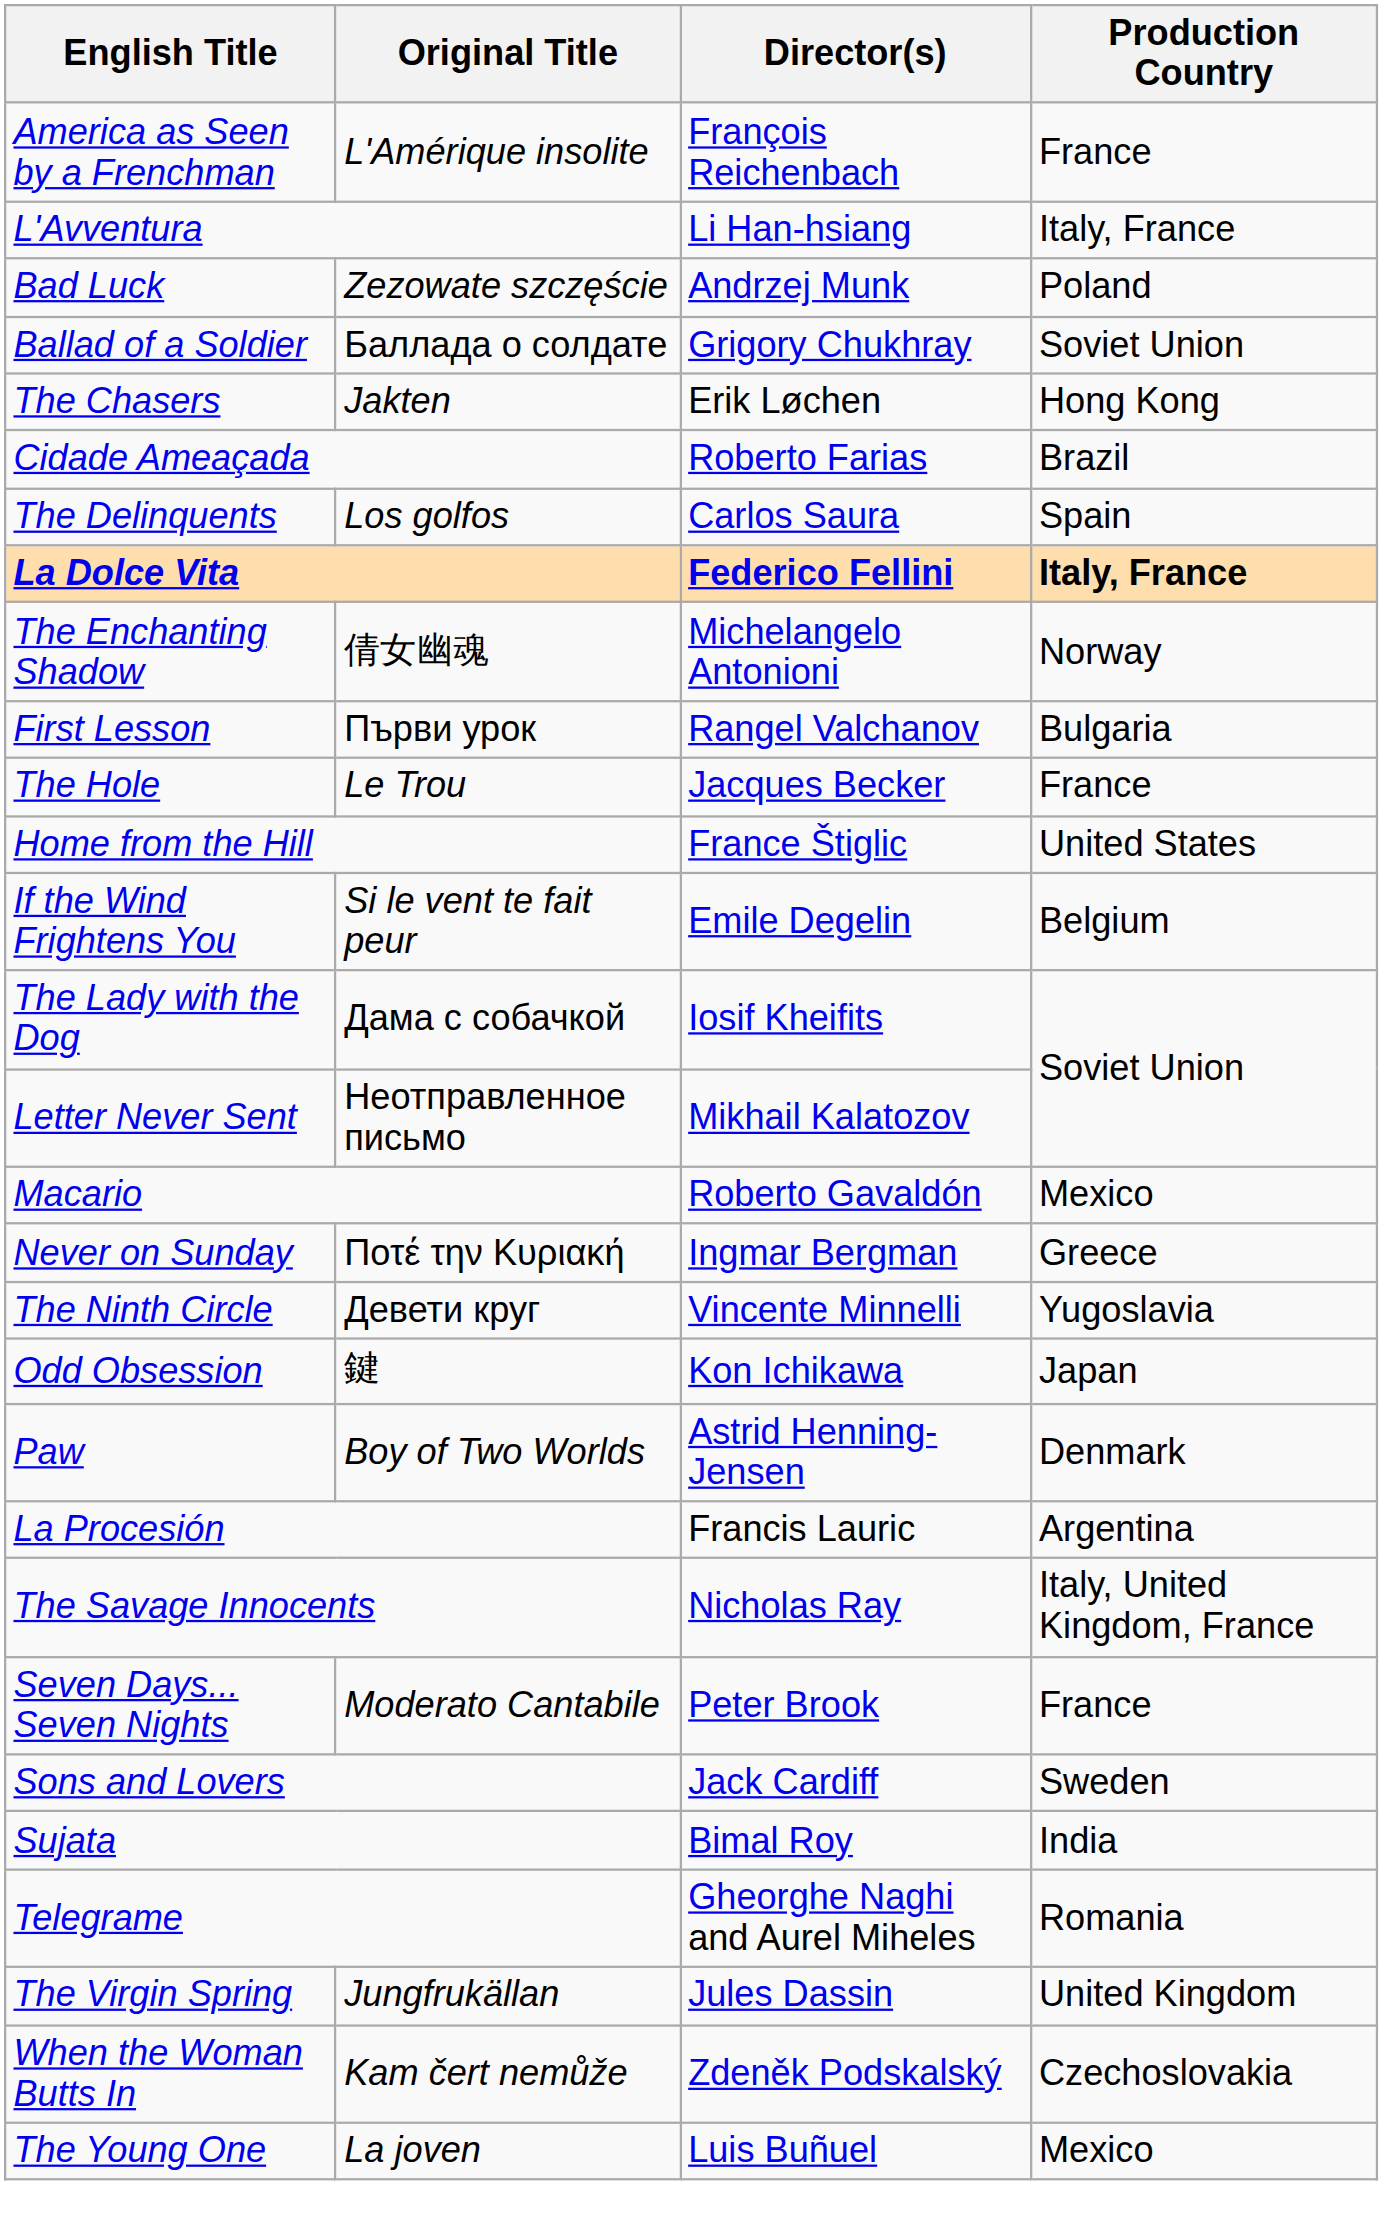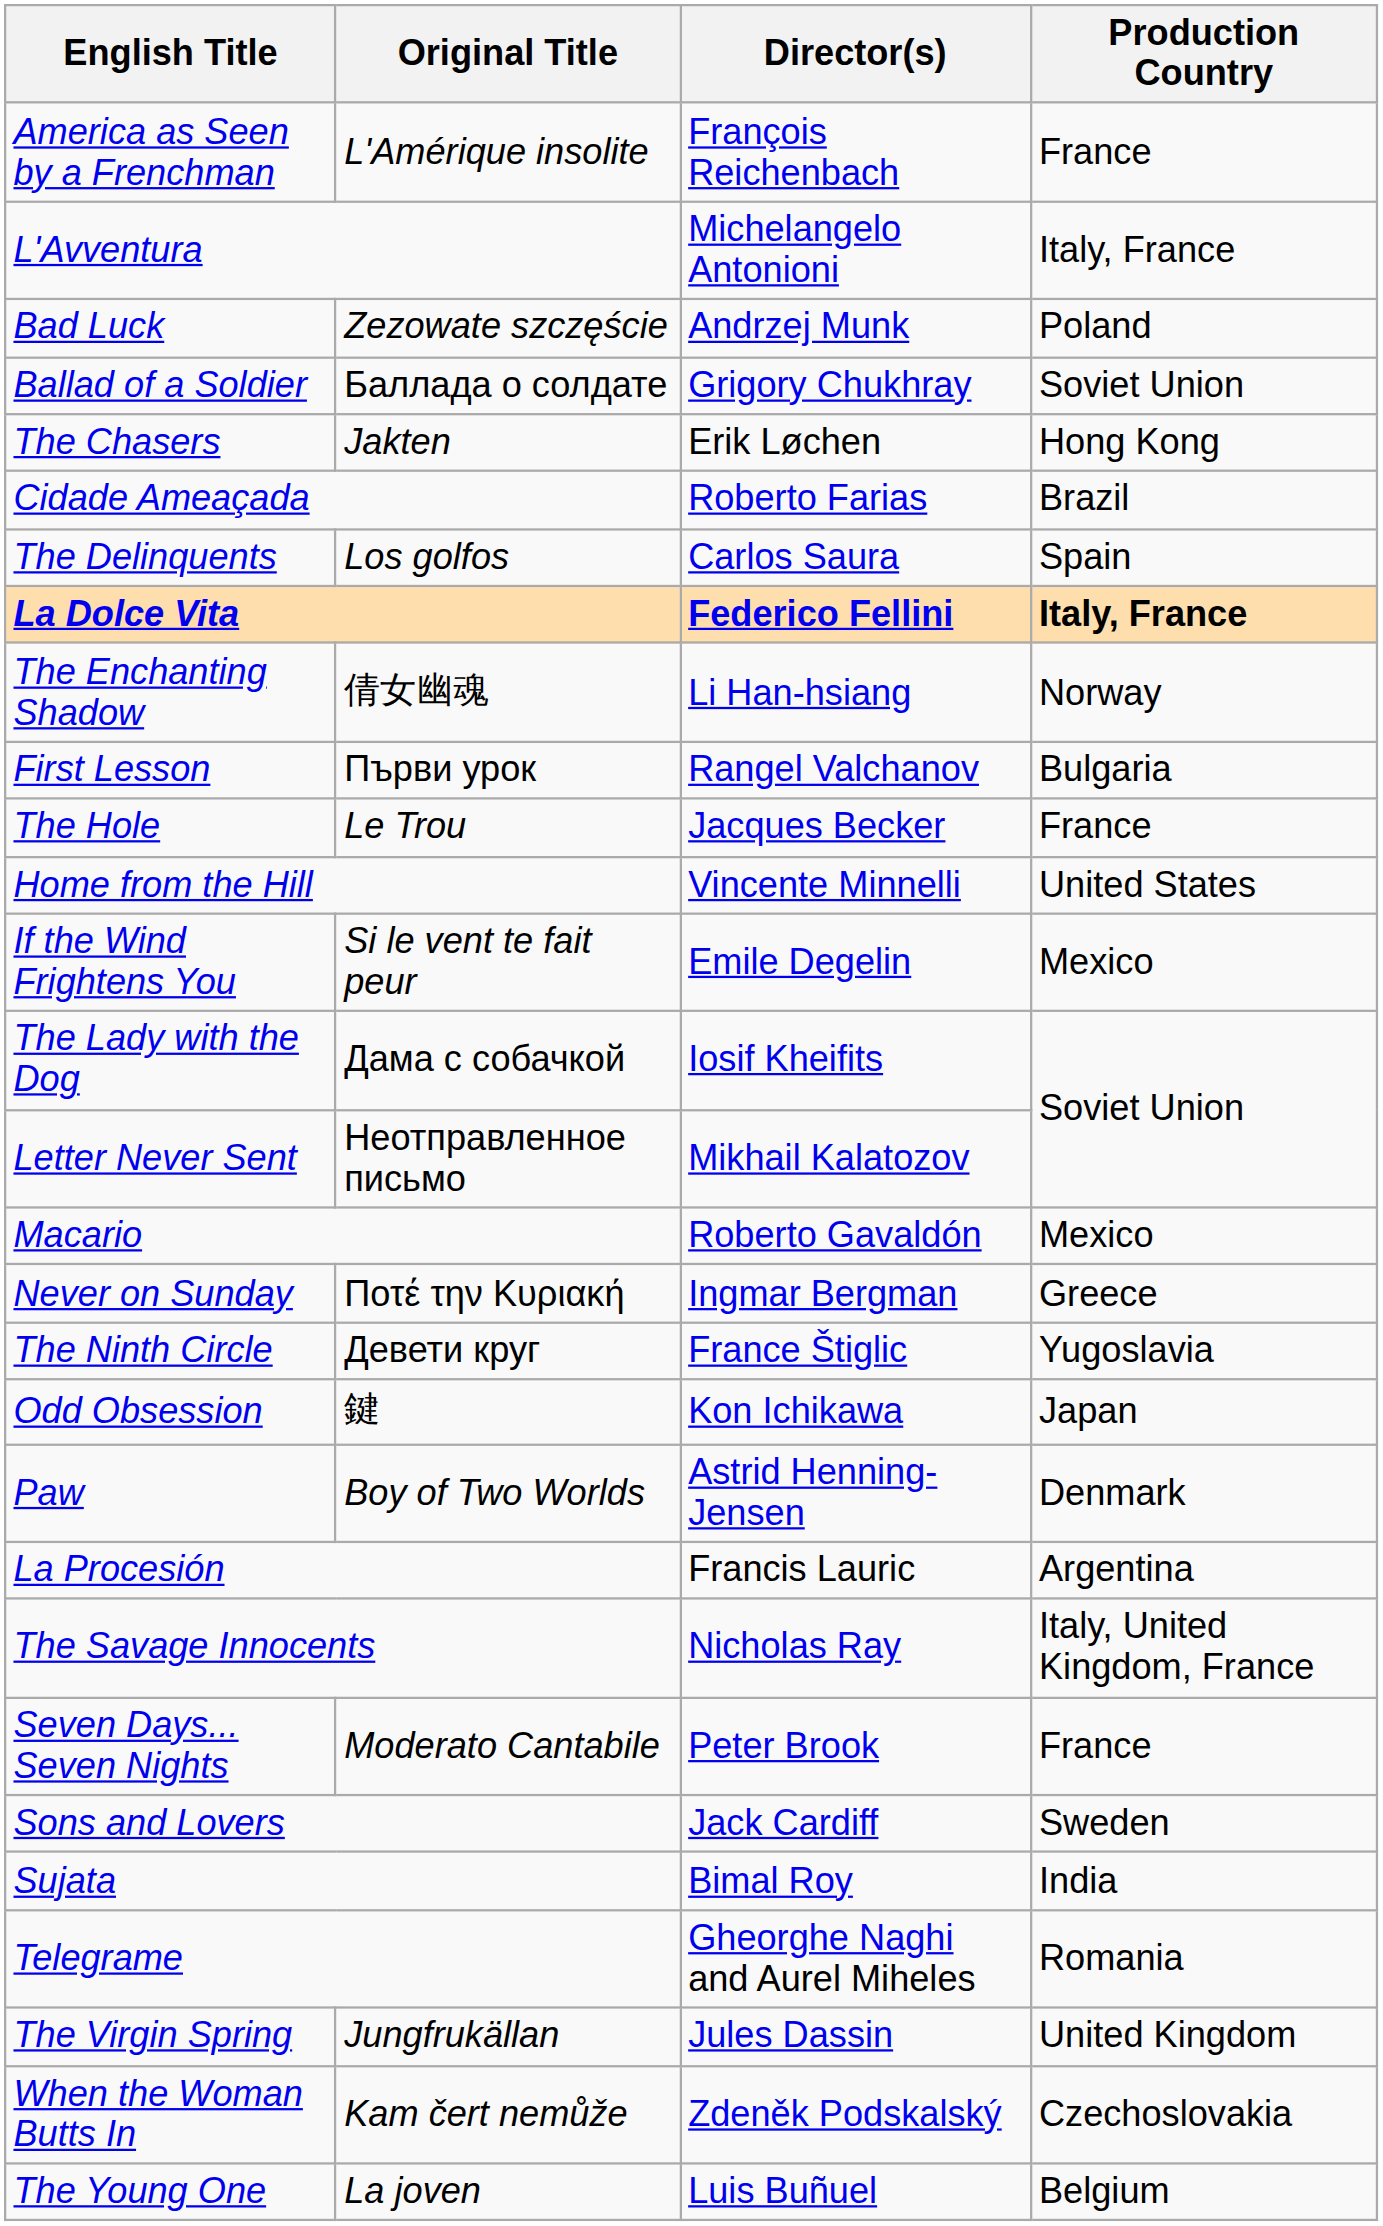(800, 229) Li Han-hsiang -> (795, 249) Michelangelo Antonioni
(795, 651) Michelangelo Antonioni -> (800, 691) Li Han-hsiang
(798, 843) France Štiglic -> (825, 884) Vincente Minnelli
(1104, 921) Belgium -> (1096, 961) Mexico
(825, 1309) Vincente Minnelli -> (798, 1350) France Štiglic
(1096, 2150) Mexico -> (1104, 2191) Belgium
